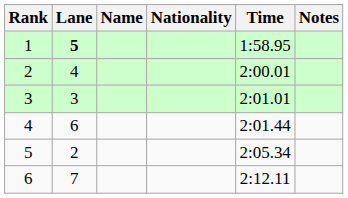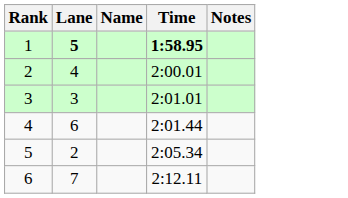- column: (191, 17)
(265, 44) normal -> (177, 44) bold
